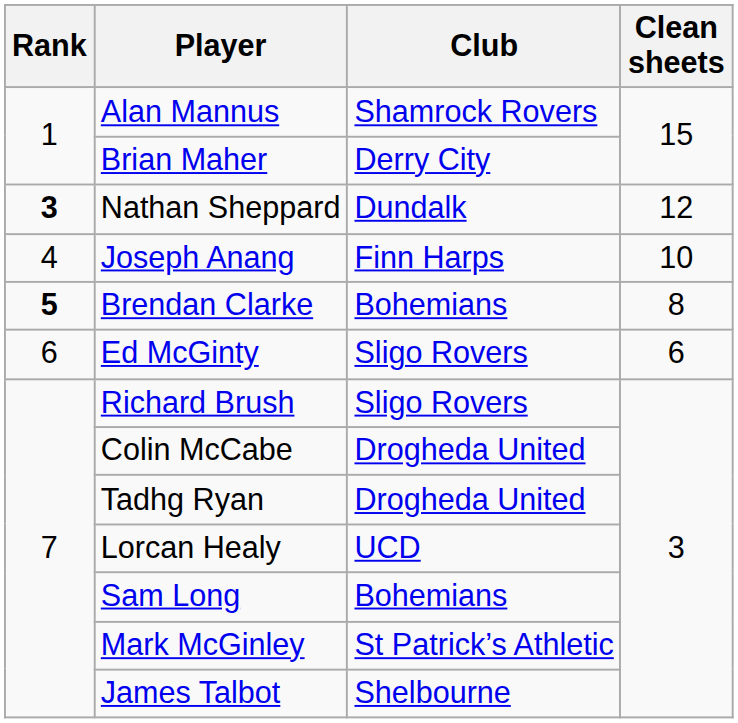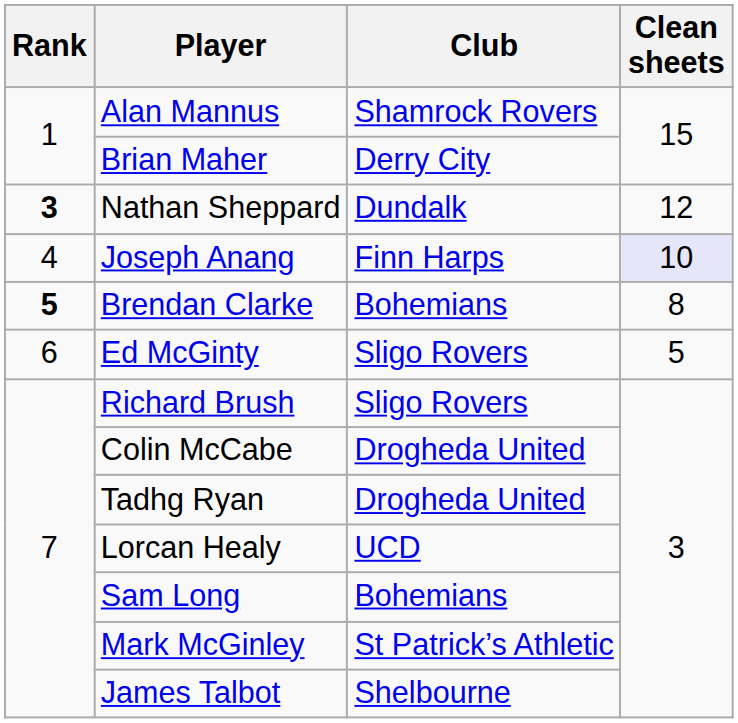(676, 256) no background -> (676, 256) lavender background
(676, 353) 6 -> (676, 353) 5
